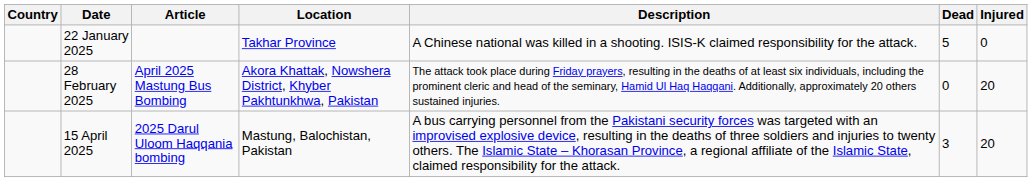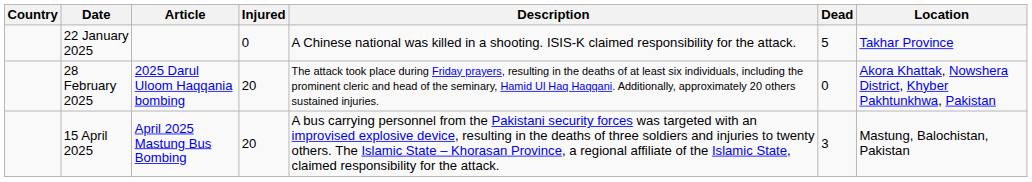columns swapped: (324, 14) <-> (1002, 14)
(173, 86) April 2025 Mastung Bus Bombing -> (184, 86) 2025 Darul Uloom Haqqania bombing
(184, 143) 2025 Darul Uloom Haqqania bombing -> (173, 143) April 2025 Mastung Bus Bombing
